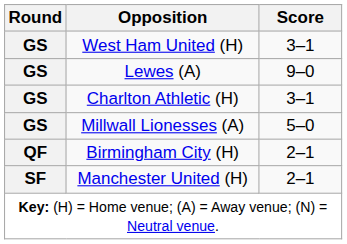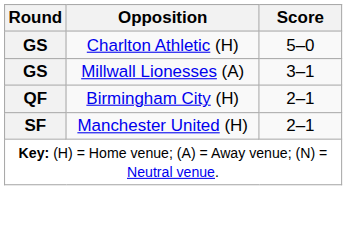- row: (163, 44)
- row: (163, 71)
(300, 98) 3–1 -> (300, 44) 5–0
(300, 125) 5–0 -> (300, 71) 3–1
